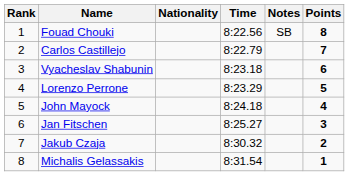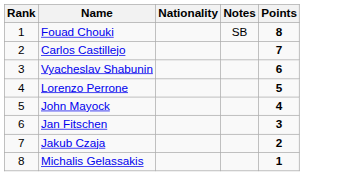- column: (243, 13)
